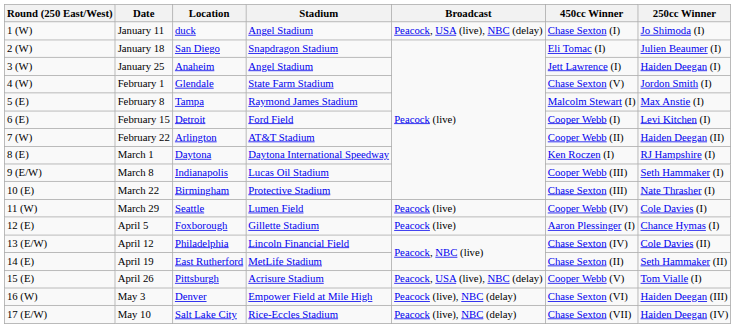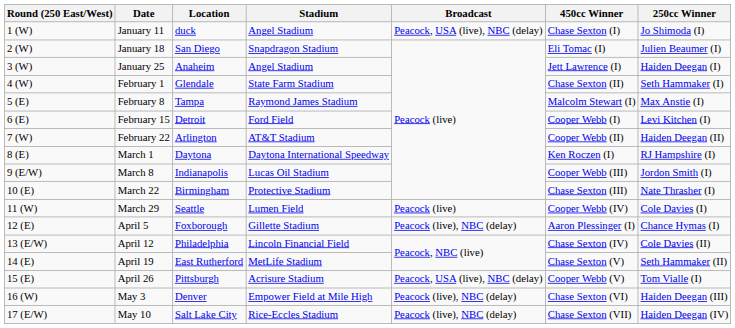(586, 83) Chase Sexton (V) -> (586, 83) Chase Sexton (II)
(676, 83) Jordon Smith (I) -> (682, 83) Seth Hammaker (I)
(682, 172) Seth Hammaker (I) -> (676, 172) Jordon Smith (I)
(425, 225) Peacock (live) -> (455, 225) Peacock (live), NBC (delay)
(586, 261) Chase Sexton (II) -> (586, 261) Chase Sexton (V)
